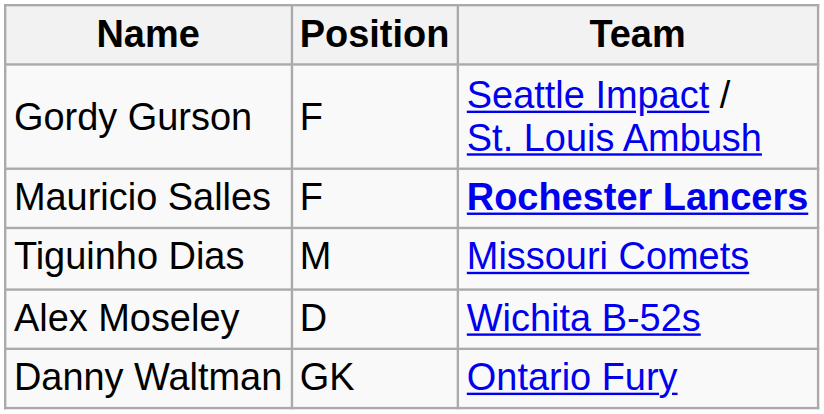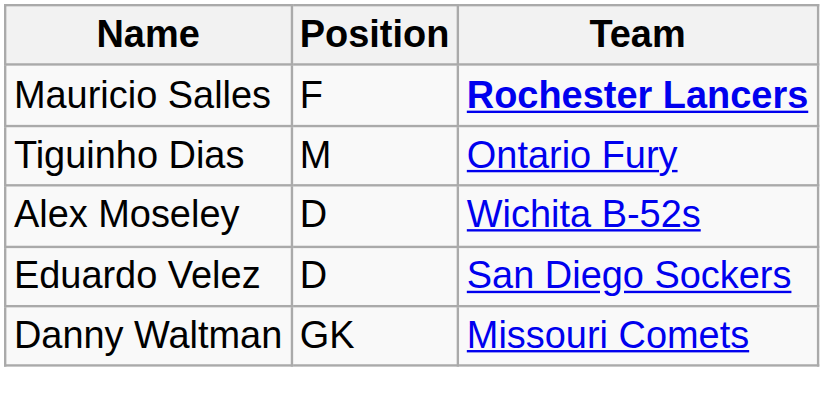- row: (133, 116)
(608, 257) Missouri Comets -> (572, 154) Ontario Fury
+ row: (137, 275)
(572, 377) Ontario Fury -> (608, 335) Missouri Comets
